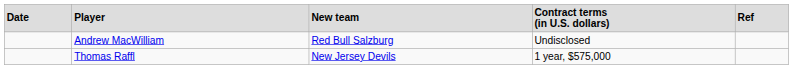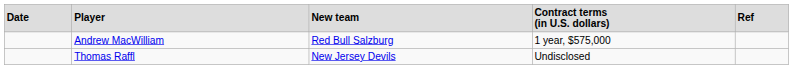(562, 40) Undisclosed -> (573, 40) 1 year, $575,000
(573, 56) 1 year, $575,000 -> (562, 56) Undisclosed
